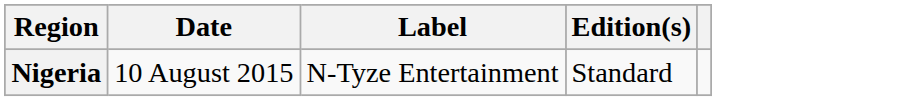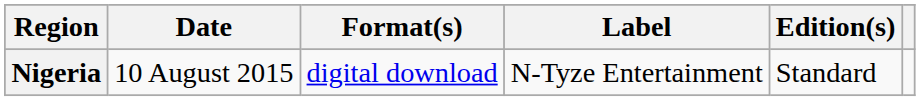+ column: (402, 26)
